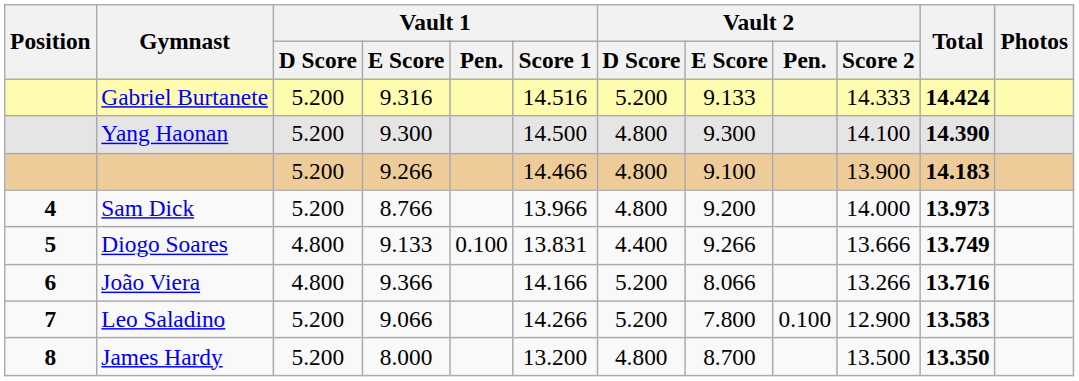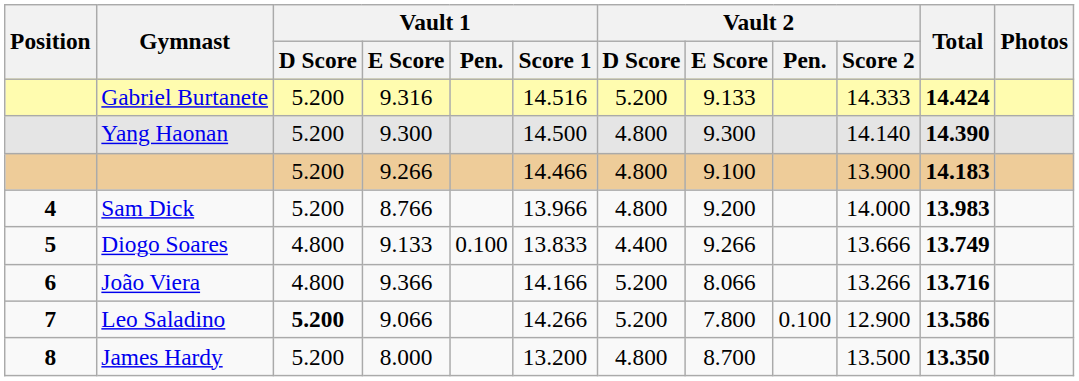(878, 134) 14.100 -> (878, 134) 14.140
(958, 208) 13.973 -> (958, 208) 13.983
(555, 245) 13.831 -> (555, 245) 13.833
(318, 319) normal -> (318, 319) bold
(958, 319) 13.583 -> (958, 319) 13.586
